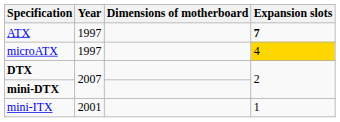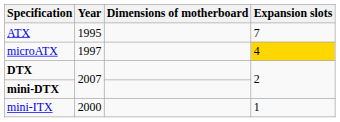(90, 32) 1997 -> (90, 32) 1995
(257, 32) bold -> (257, 32) normal
(90, 107) 2001 -> (90, 107) 2000
